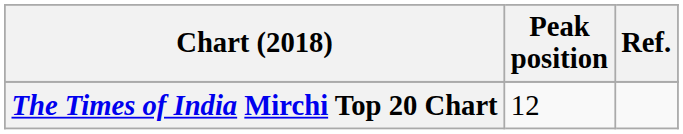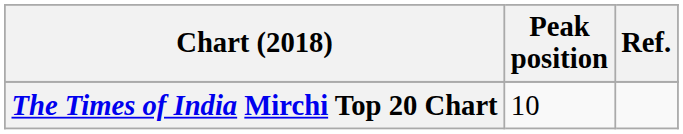(525, 104) 12 -> (525, 104) 10
